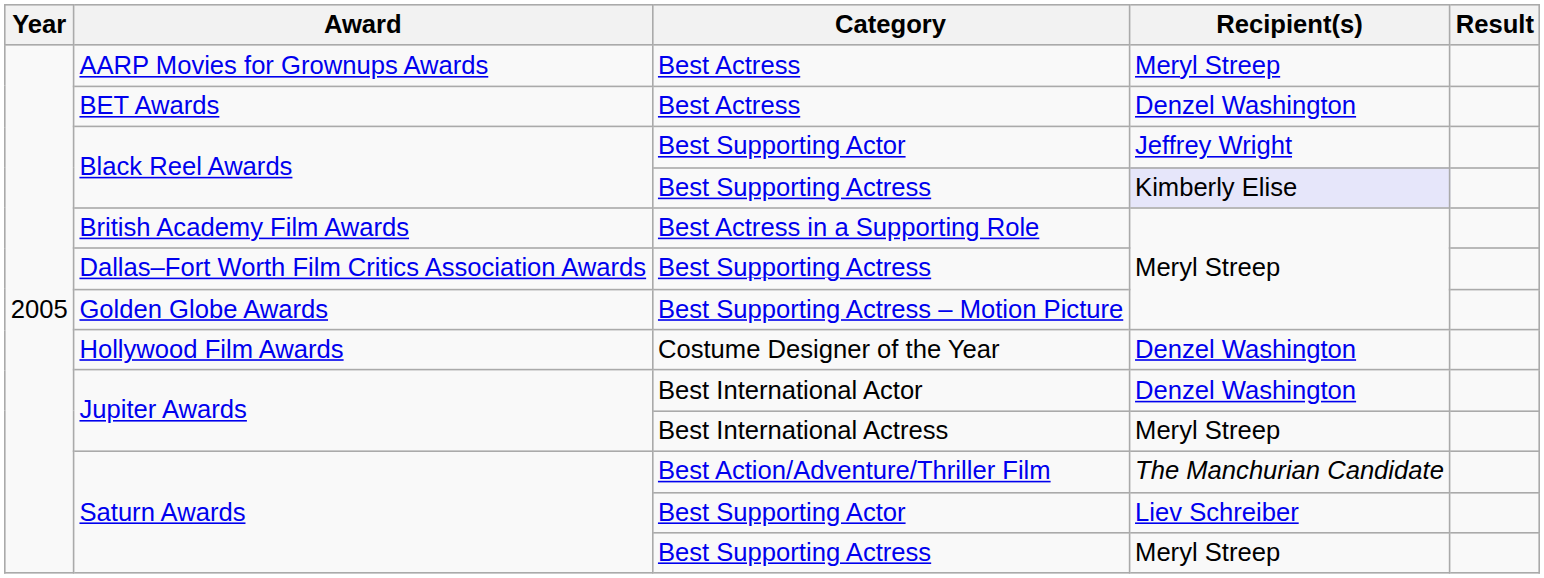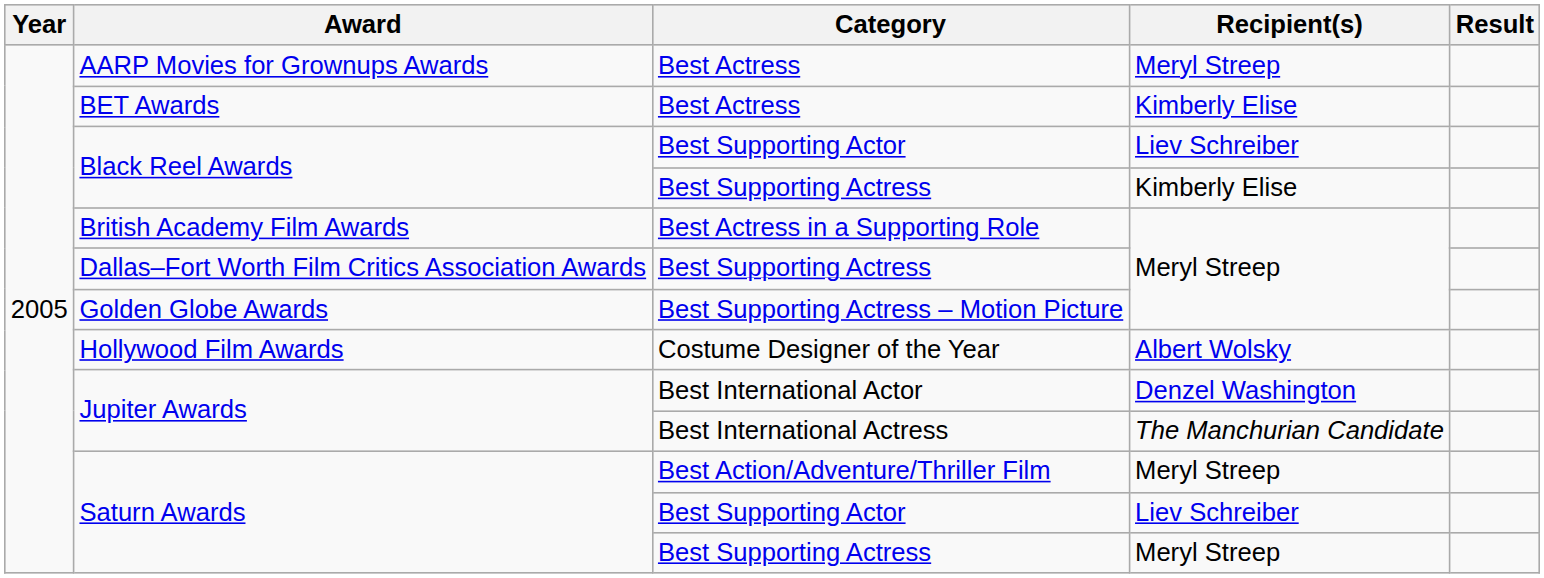(1246, 106) Denzel Washington -> (1216, 106) Kimberly Elise
(1214, 146) Jeffrey Wright -> (1217, 146) Liev Schreiber
(1216, 187) lavender background -> (1216, 187) no background
(1246, 349) Denzel Washington -> (1213, 349) Albert Wolsky
(1208, 430) Meryl Streep -> (1289, 430) The Manchurian Candidate
(1289, 471) The Manchurian Candidate -> (1208, 471) Meryl Streep
